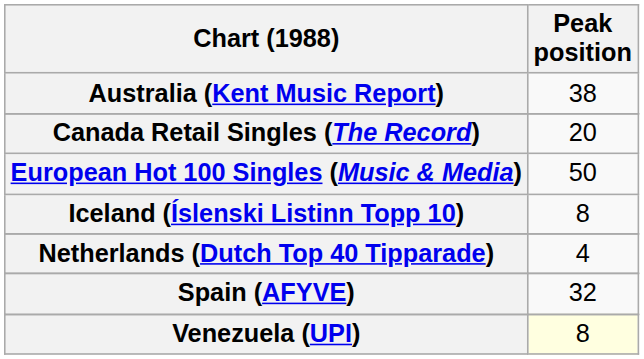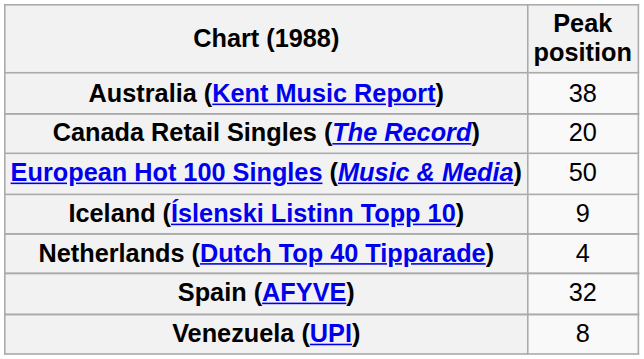(583, 213) 8 -> (583, 213) 9
(583, 333) lightyellow background -> (583, 333) no background
